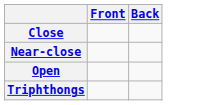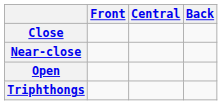+ column: (156, 14)
